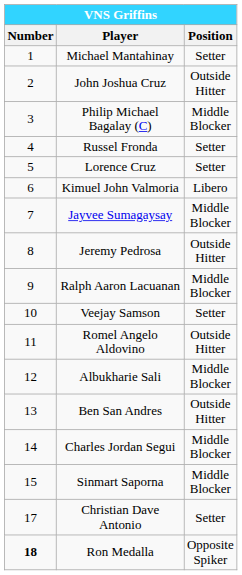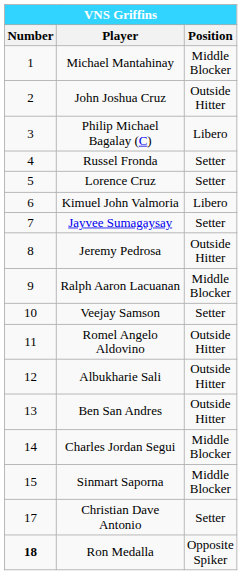(210, 55) Setter -> (210, 63) Middle Blocker
(210, 118) Middle Blocker -> (210, 133) Libero
(210, 215) Middle Blocker -> (210, 222) Setter
(210, 376) Middle Blocker -> (210, 376) Outside Hitter
